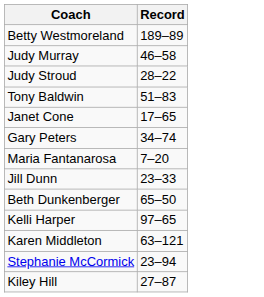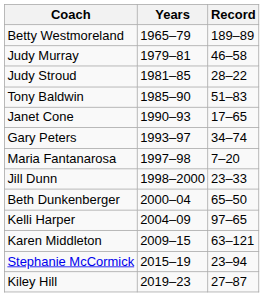+ column: (173, 14)
